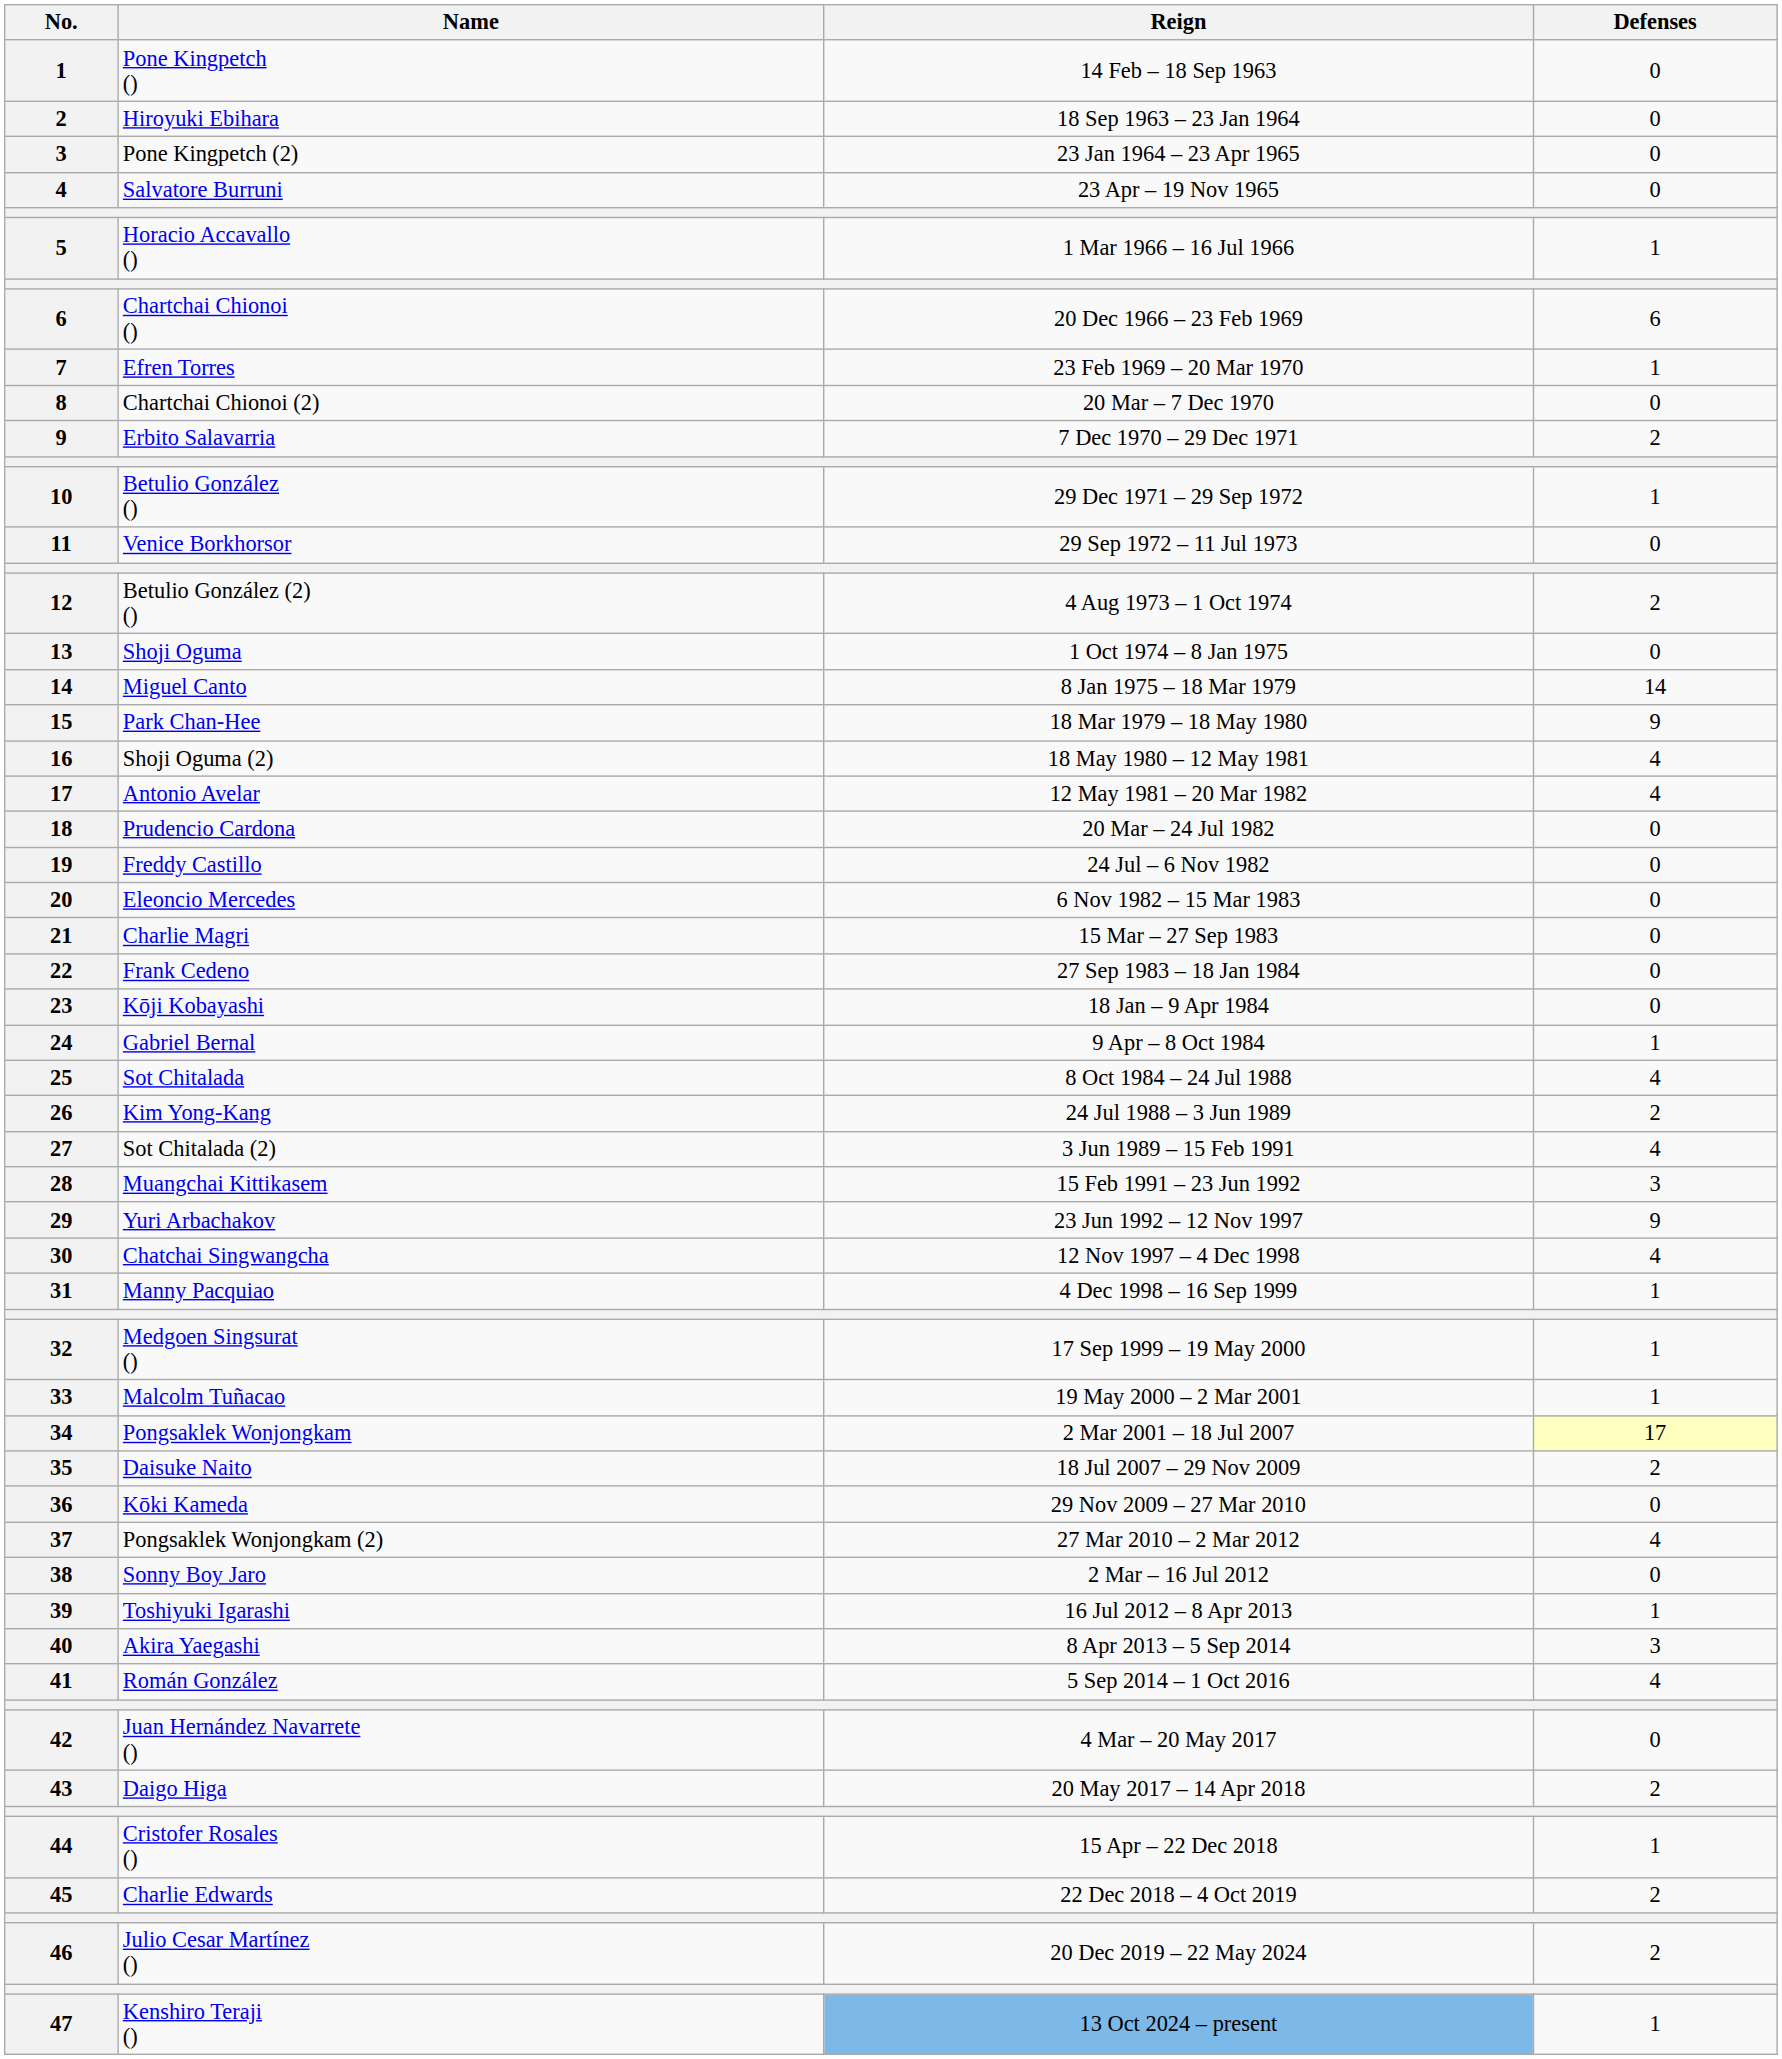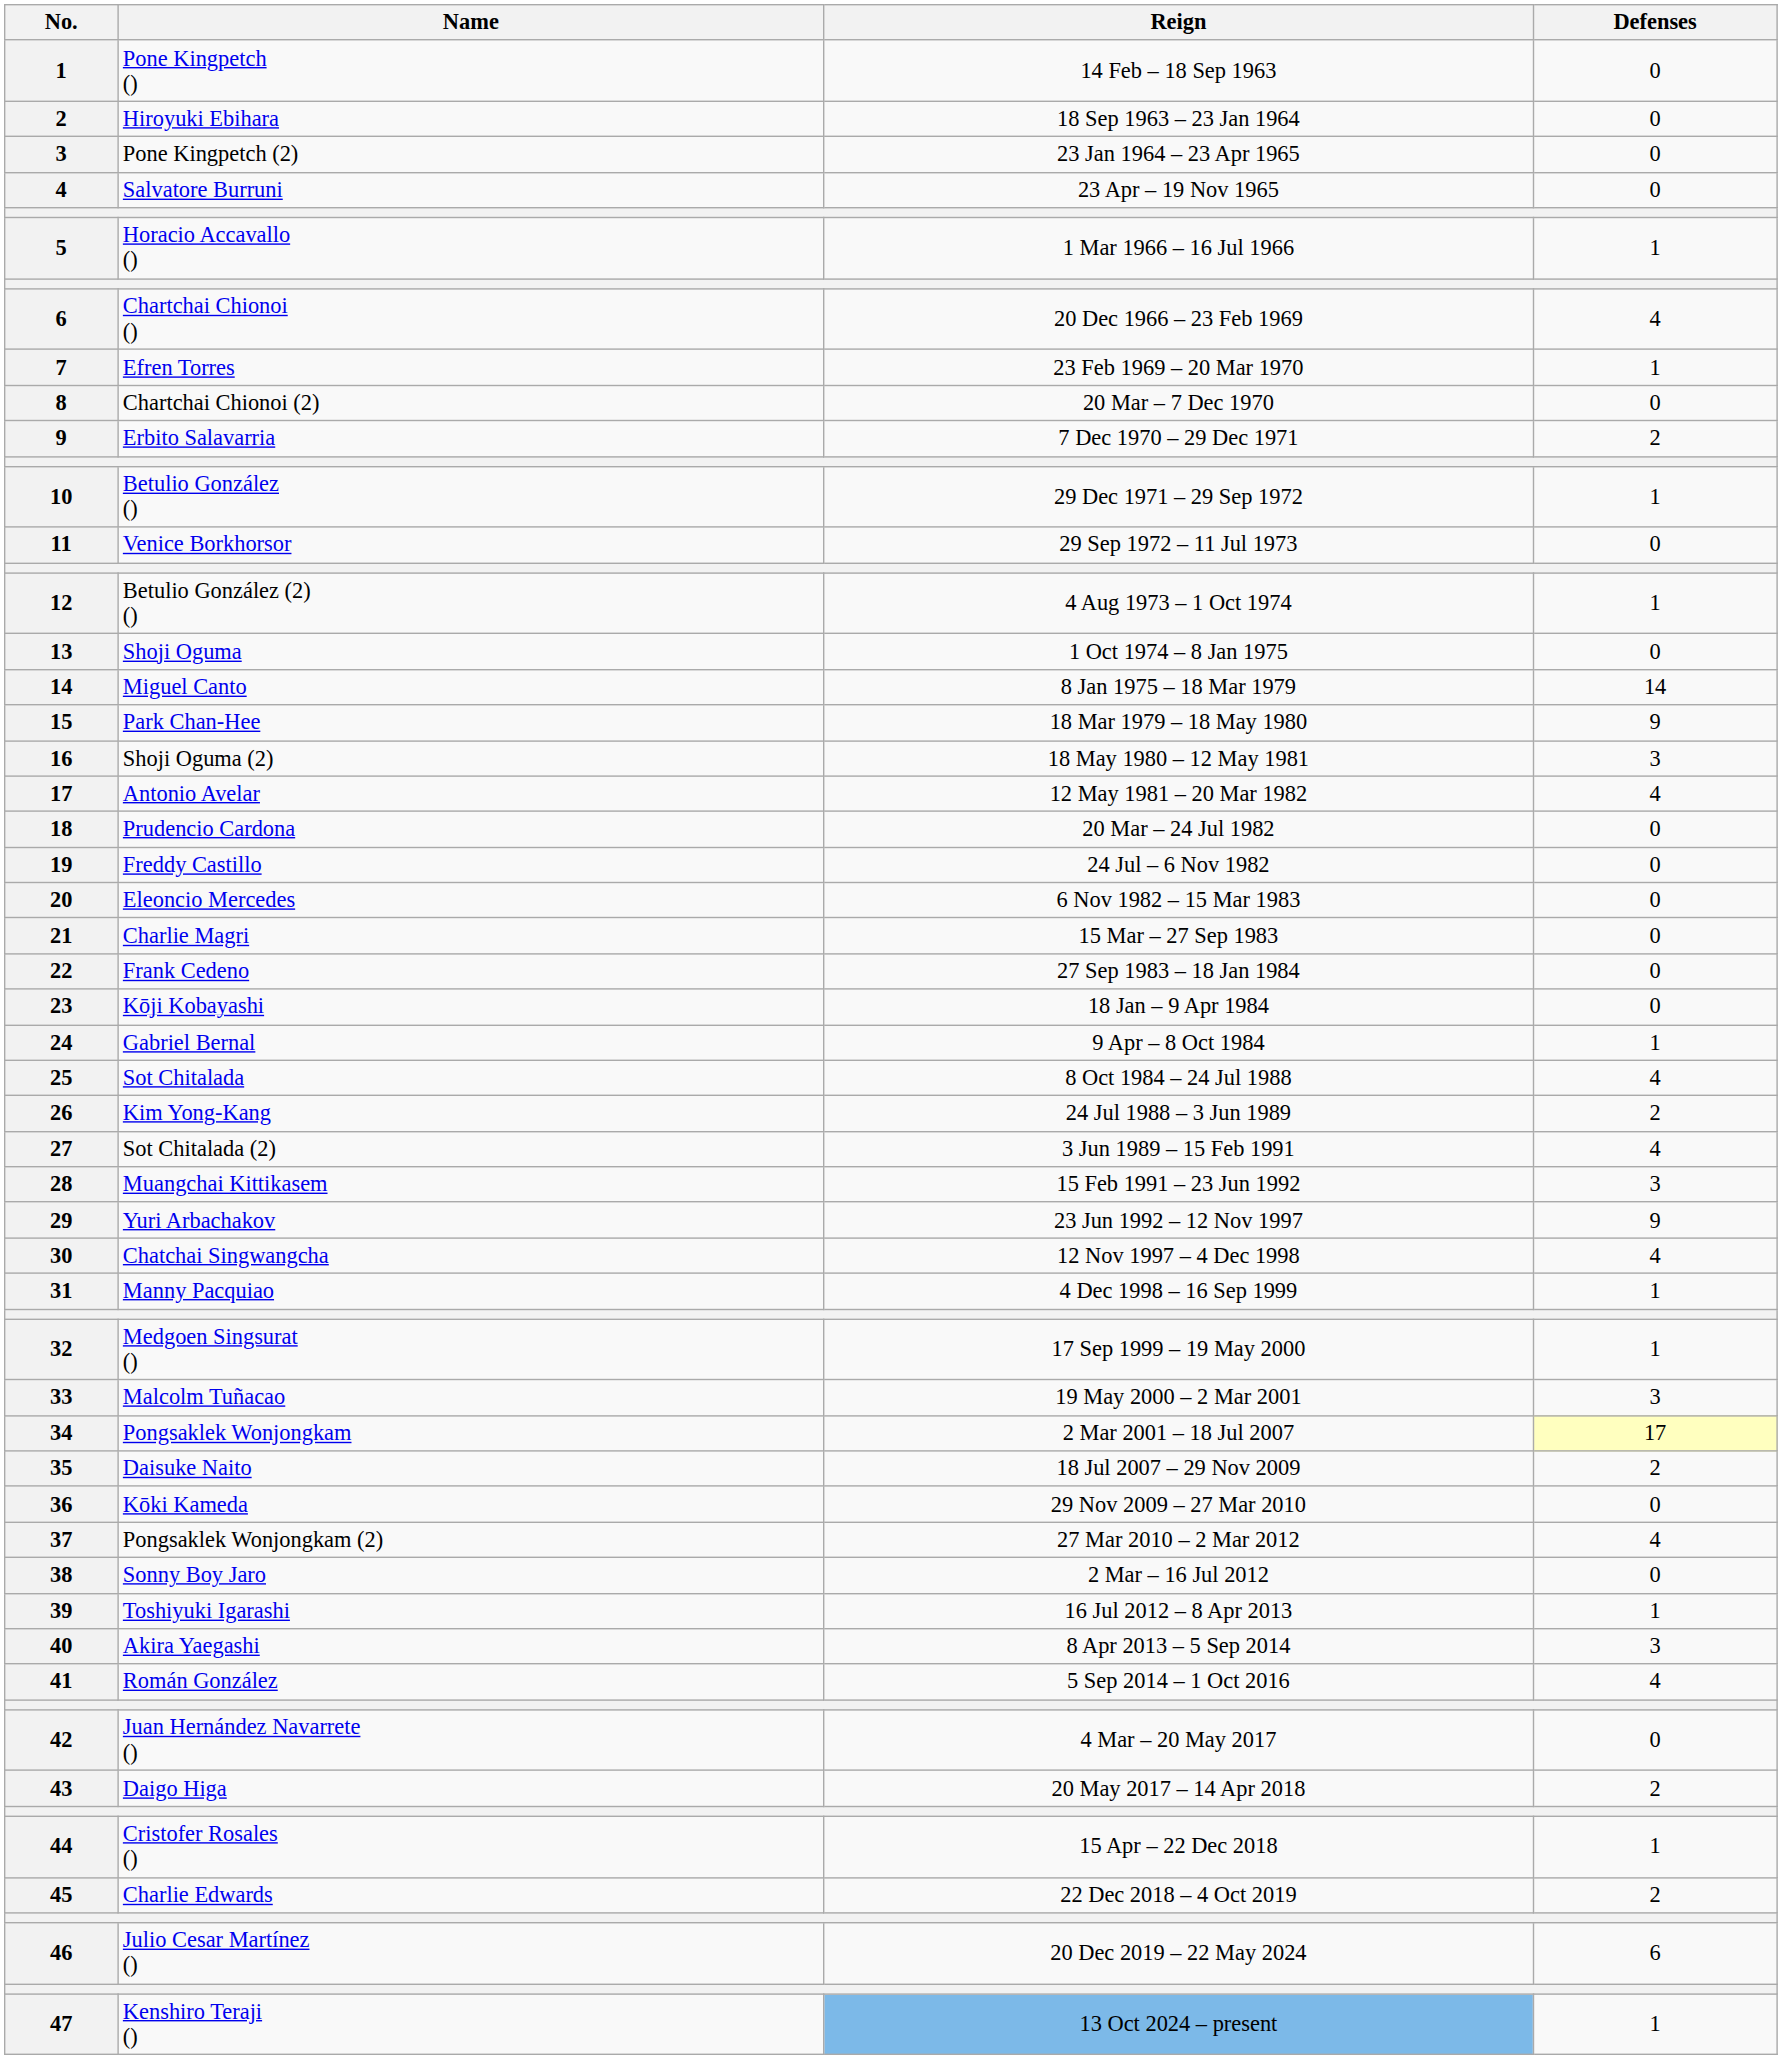(1655, 319) 6 -> (1655, 319) 4
(1655, 603) 2 -> (1655, 603) 1
(1655, 757) 4 -> (1655, 757) 3
(1655, 1397) 1 -> (1655, 1397) 3
(1655, 1953) 2 -> (1655, 1953) 6
